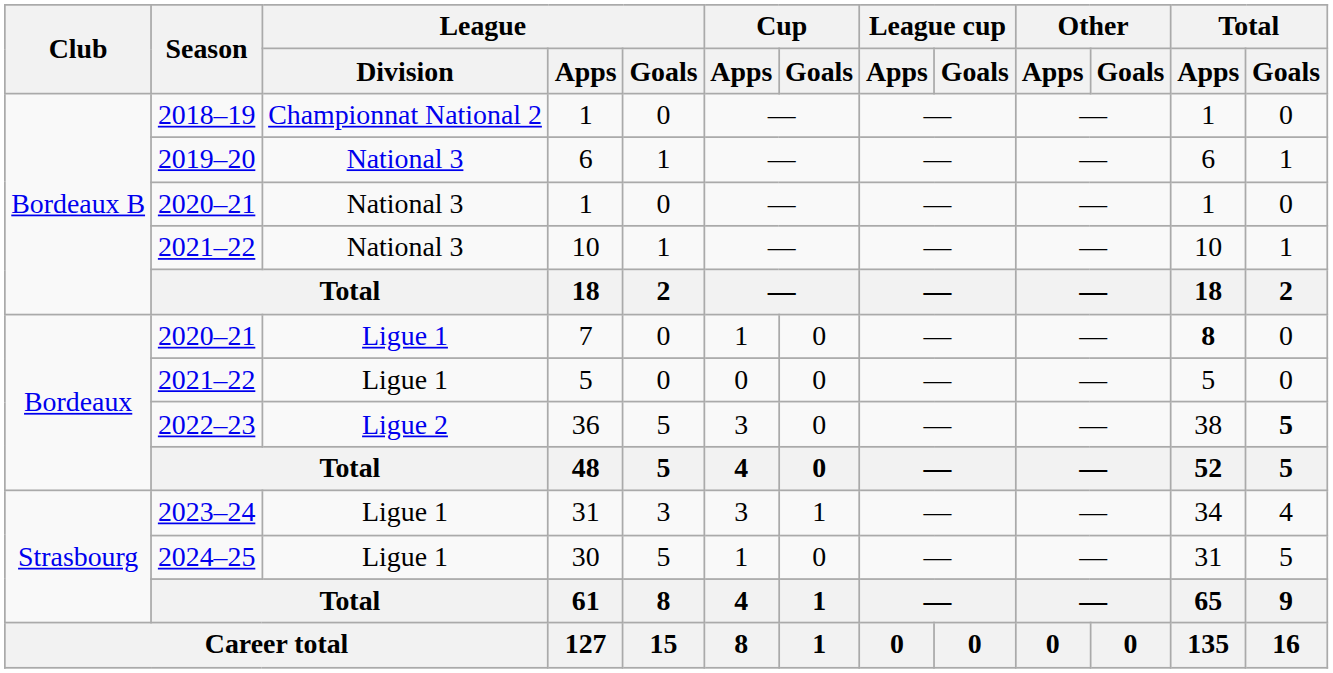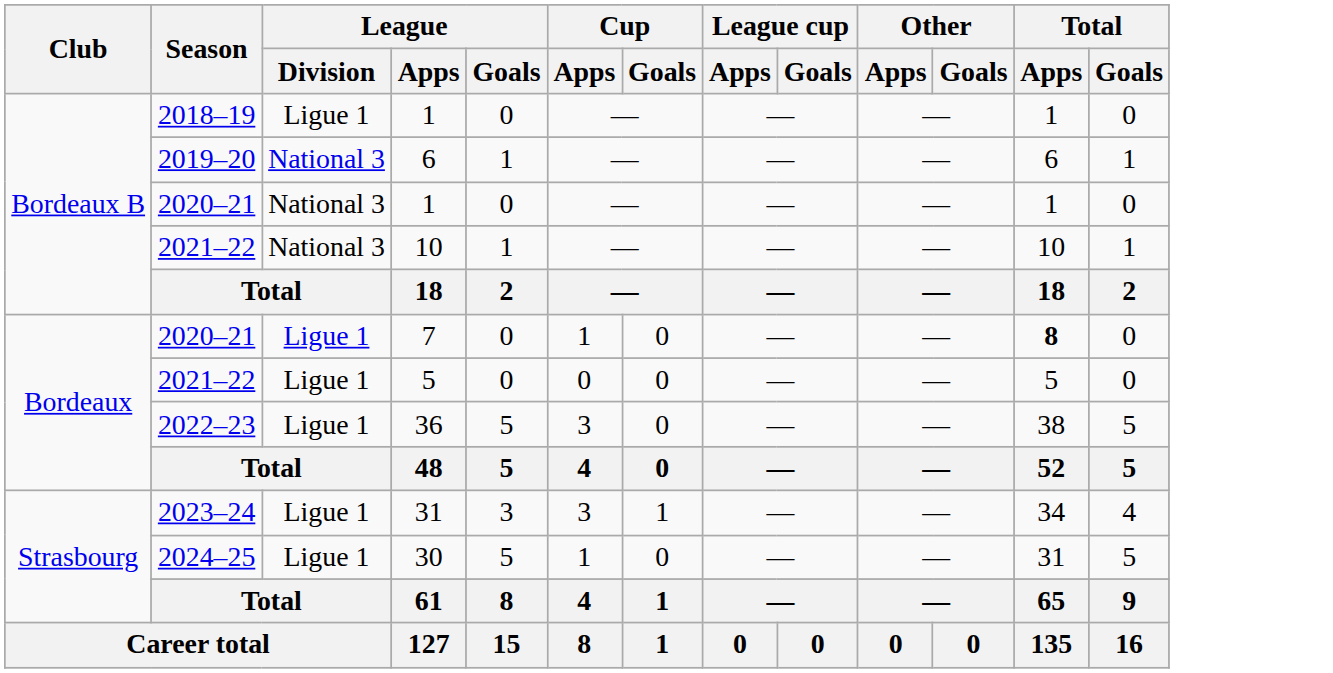(405, 114) Championnat National 2 -> (327, 114) Ligue 1
(405, 423) Ligue 2 -> (327, 423) Ligue 1
(1286, 423) bold -> (1129, 423) normal
